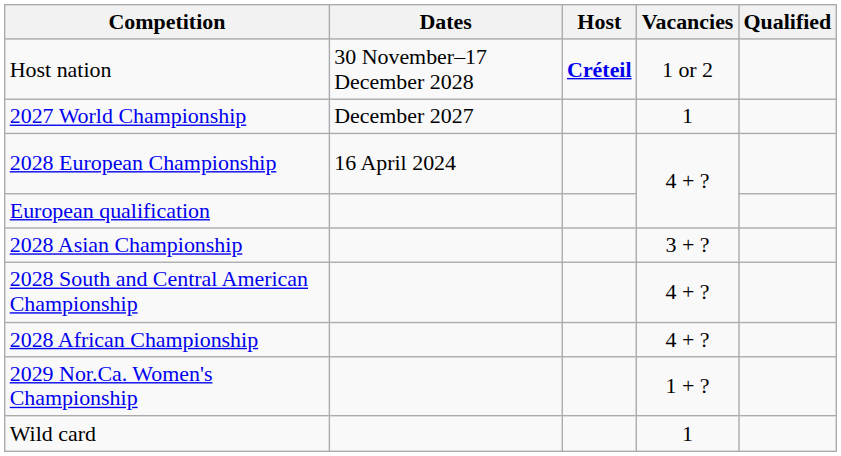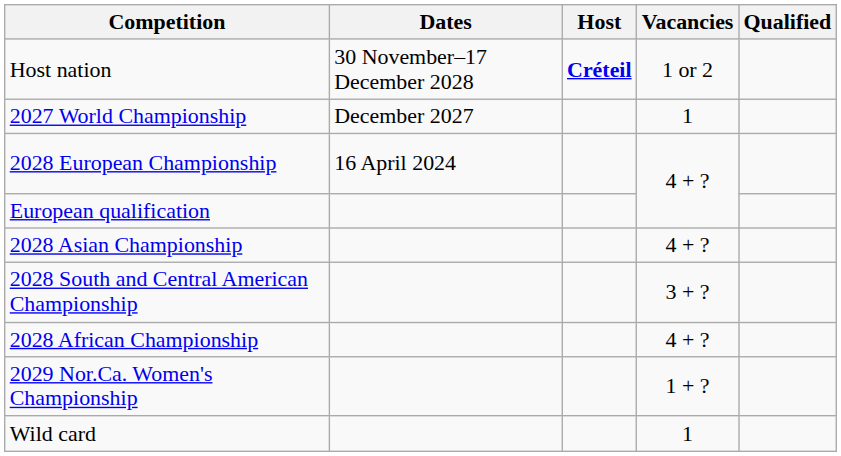(688, 245) 3 + ? -> (688, 245) 4 + ?
(688, 292) 4 + ? -> (688, 292) 3 + ?
